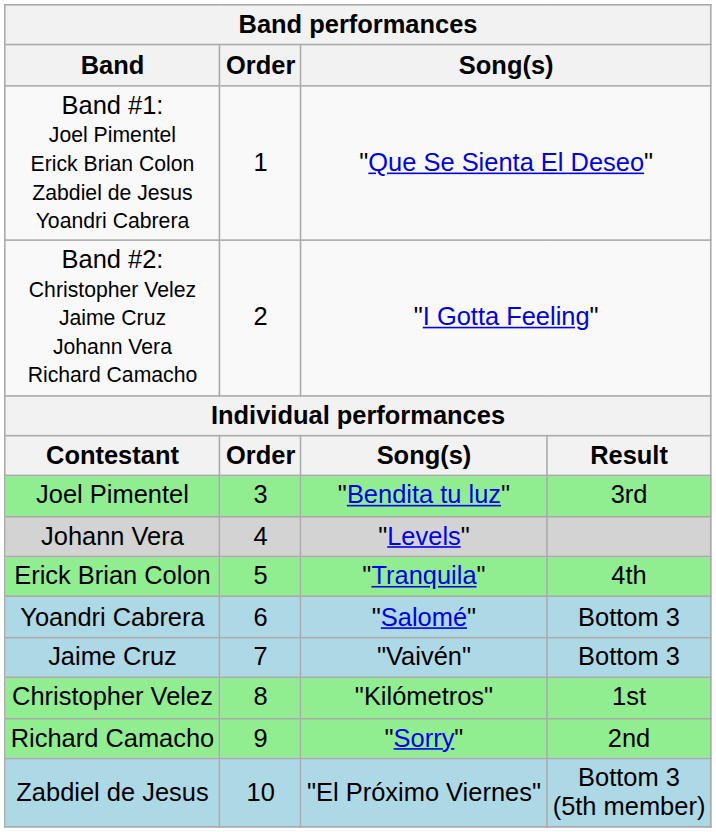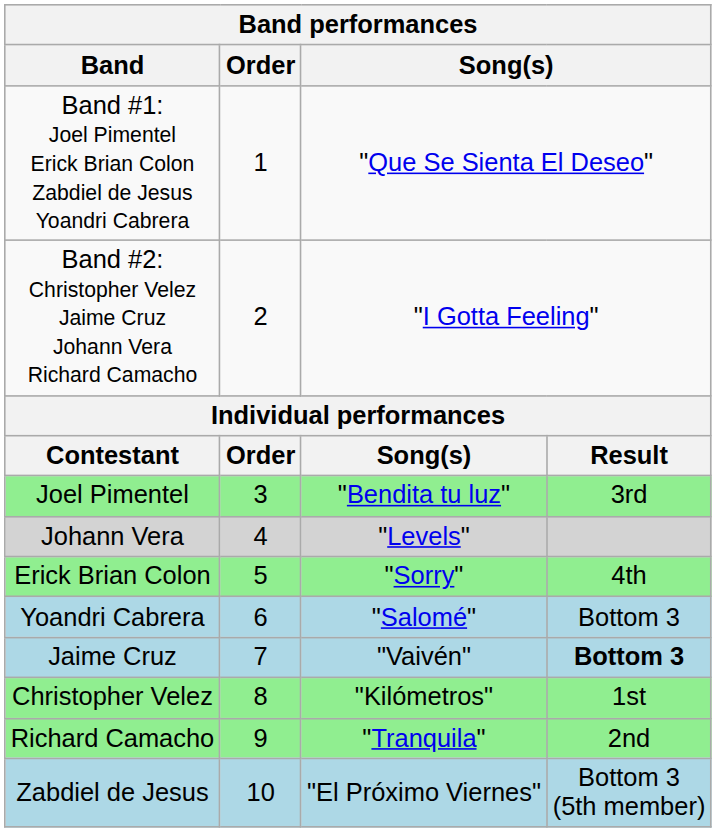(424, 576) "Tranquila" -> (424, 576) "Sorry"
(629, 657) normal -> (629, 657) bold
(424, 737) "Sorry" -> (424, 737) "Tranquila"
